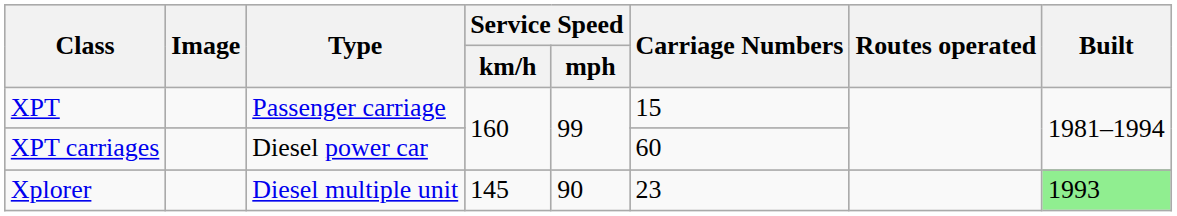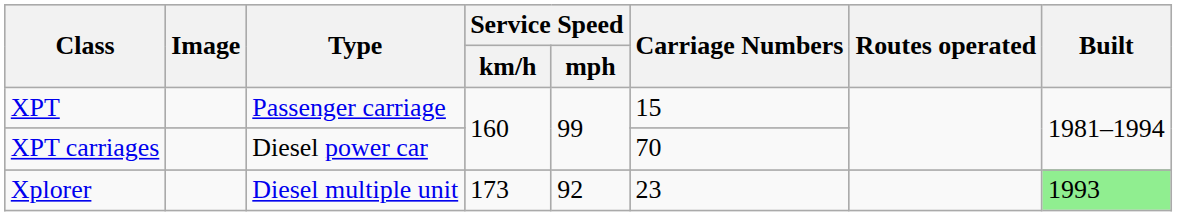(648, 148) 60 -> (648, 148) 70
(490, 189) 145 -> (490, 189) 173
(570, 189) 90 -> (570, 189) 92
